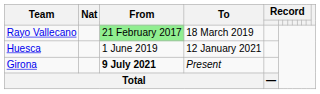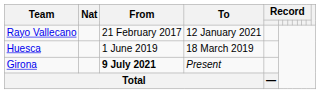(142, 33) lightgreen background -> (142, 33) no background
(220, 33) 18 March 2019 -> (224, 33) 12 January 2021
(224, 49) 12 January 2021 -> (220, 49) 18 March 2019
